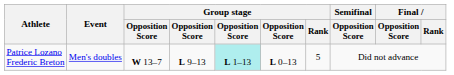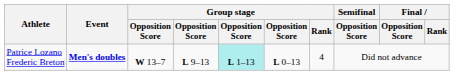(95, 57) normal -> (97, 57) bold
(318, 57) 5 -> (322, 57) 4
